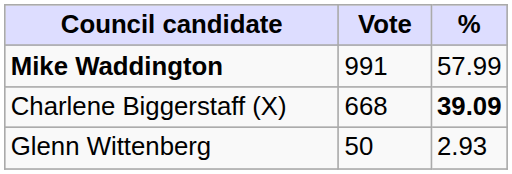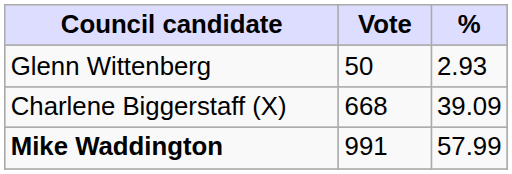rows swapped: (117, 65) <-> (111, 147)
(469, 106) bold -> (469, 106) normal
